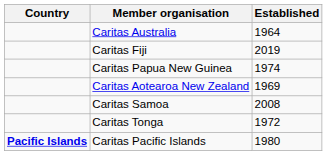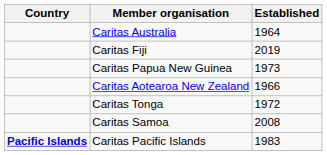(267, 68) 1974 -> (267, 68) 1973
(267, 86) 1969 -> (267, 86) 1966
rows swapped: (130, 104) <-> (128, 123)
(267, 141) 1980 -> (267, 141) 1983
